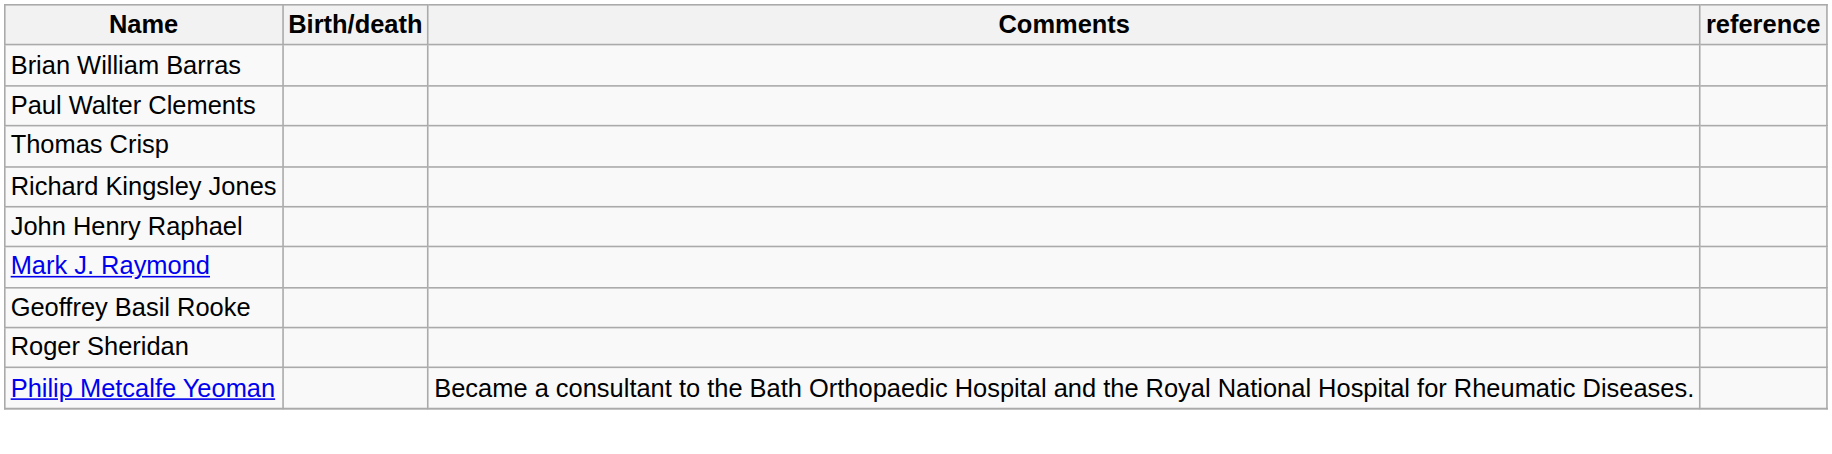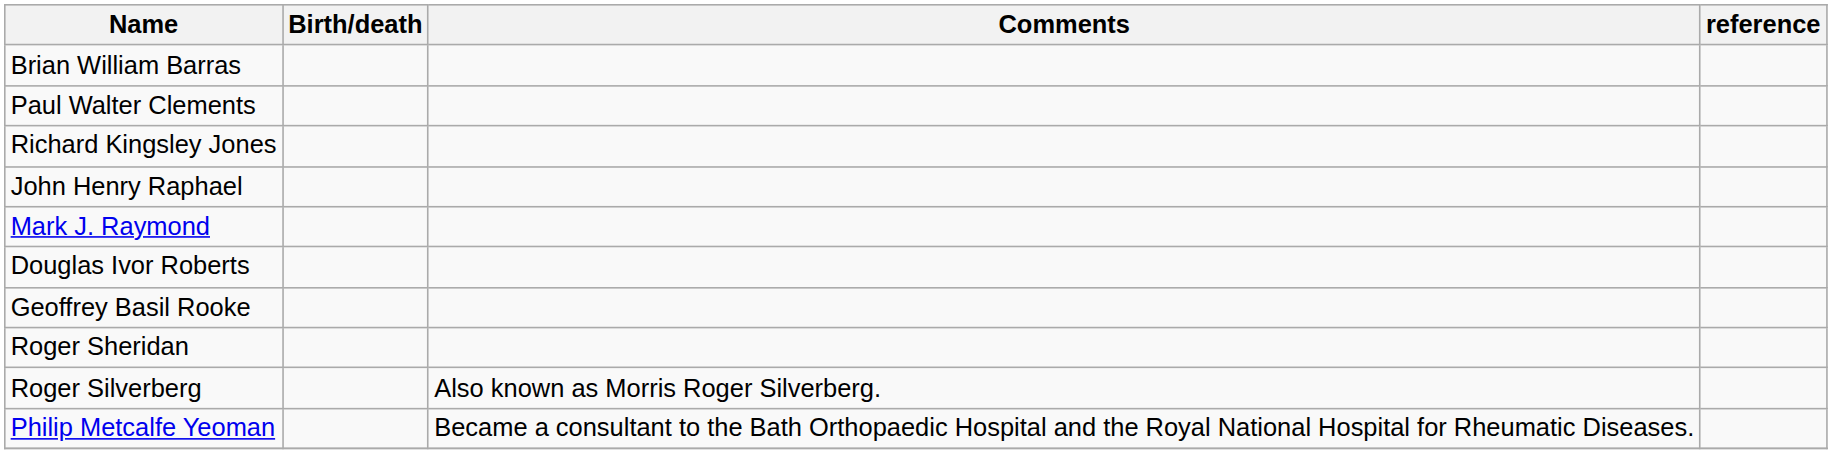- row: (90, 145)
+ row: (130, 266)
+ row: (106, 387)
